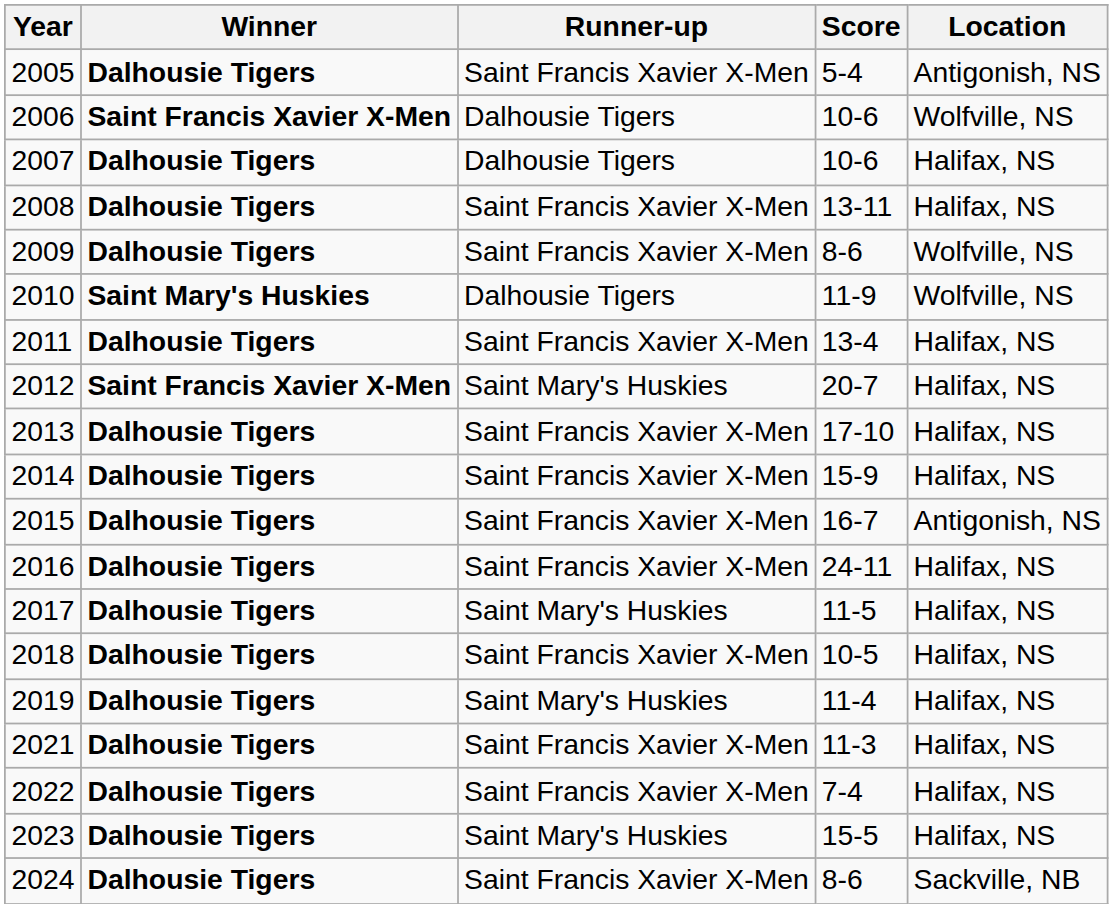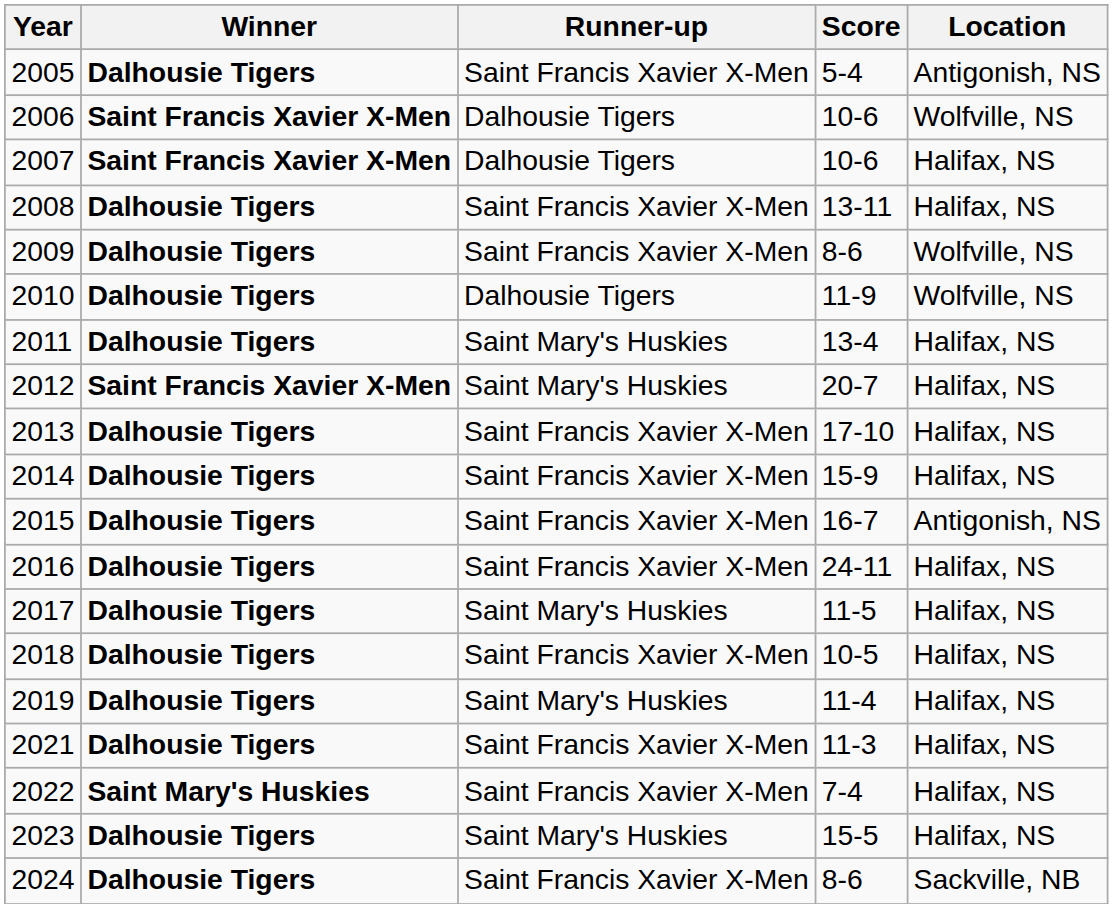(201, 161) Dalhousie Tigers -> (269, 161) Saint Francis Xavier X-Men
(229, 296) Saint Mary's Huskies -> (201, 296) Dalhousie Tigers
(636, 341) Saint Francis Xavier X-Men -> (596, 341) Saint Mary's Huskies
(201, 790) Dalhousie Tigers -> (229, 790) Saint Mary's Huskies
